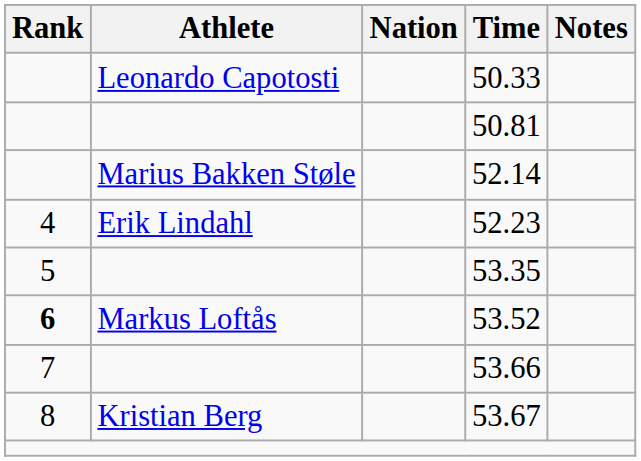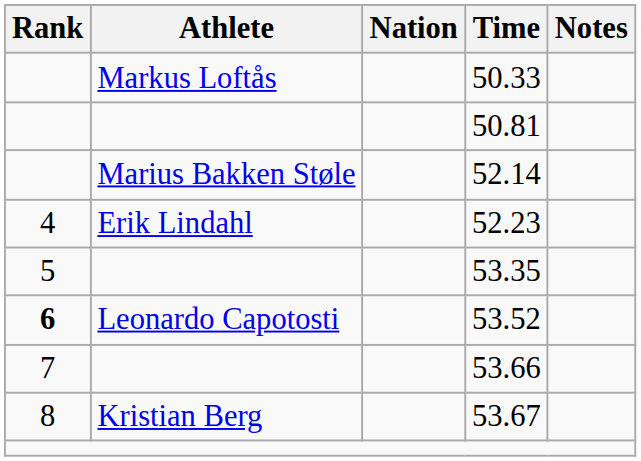(218, 77) Leonardo Capotosti -> (187, 77) Markus Loftås
(187, 319) Markus Loftås -> (218, 319) Leonardo Capotosti
